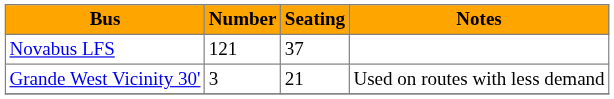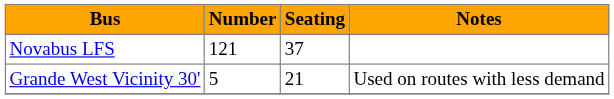(214, 78) 3 -> (214, 78) 5
